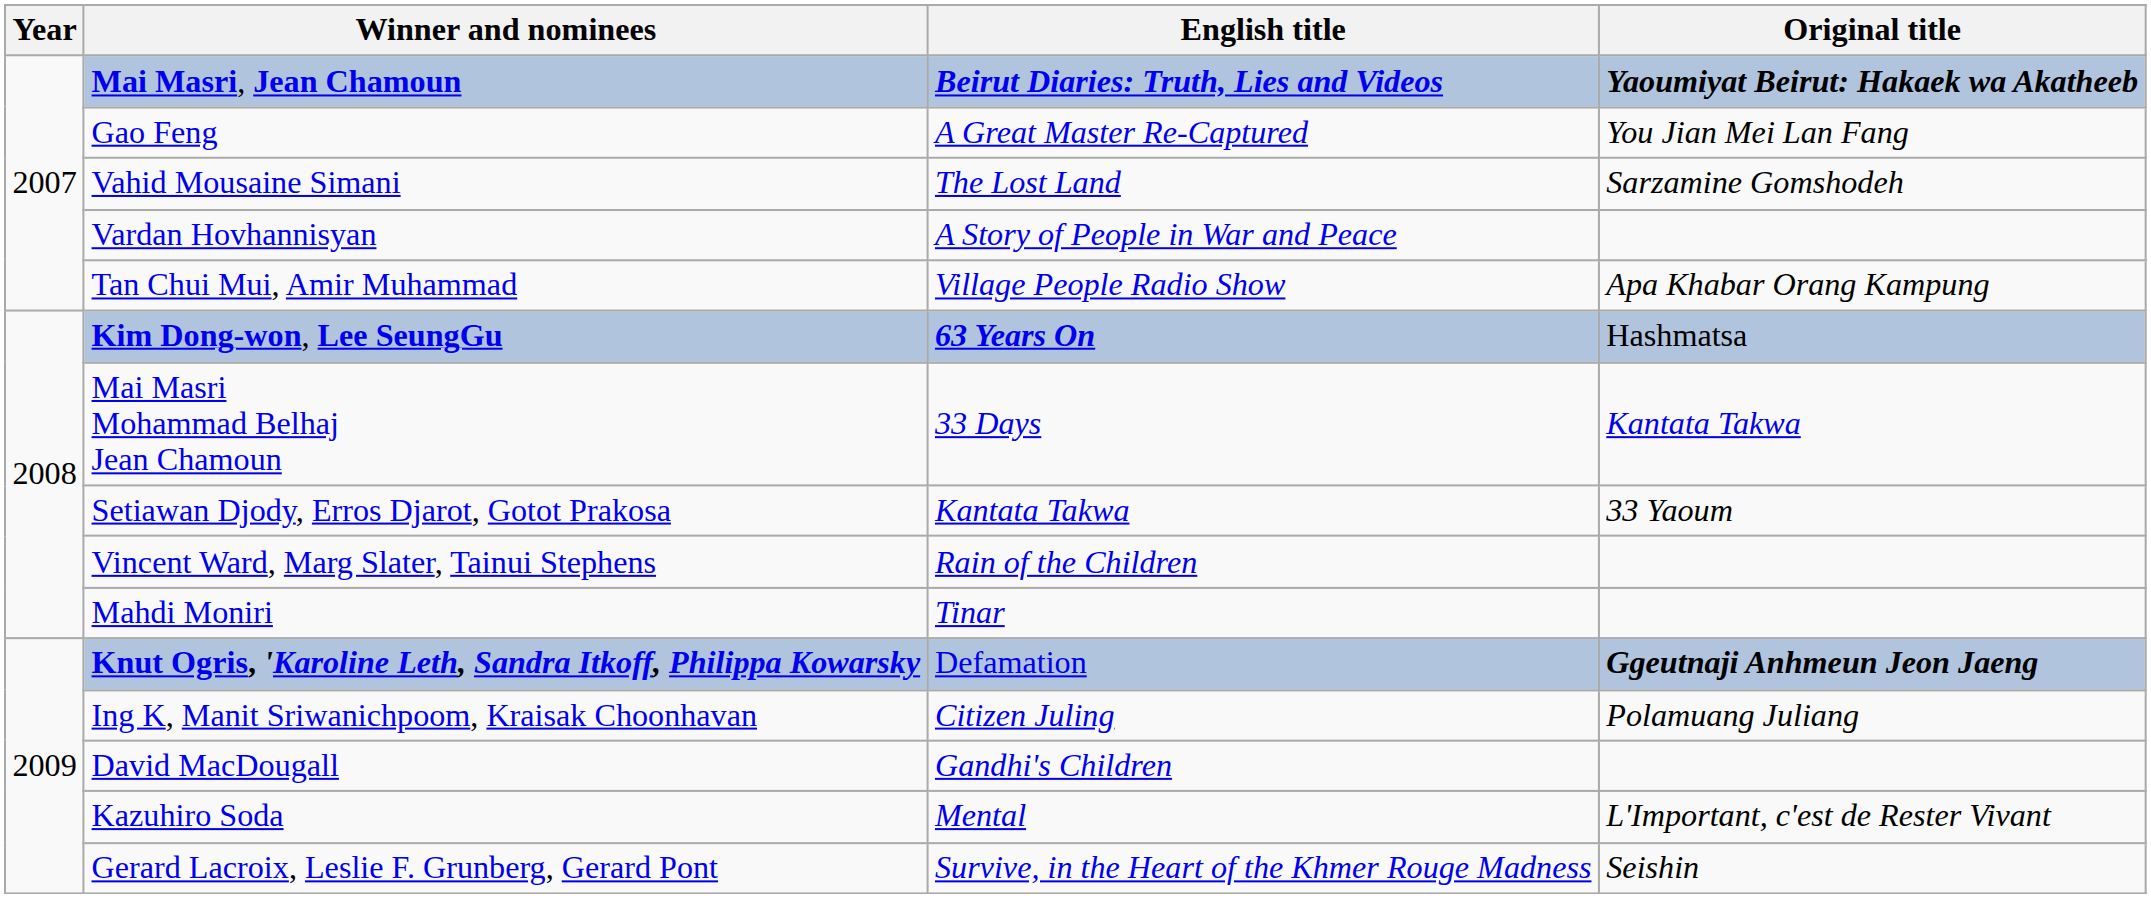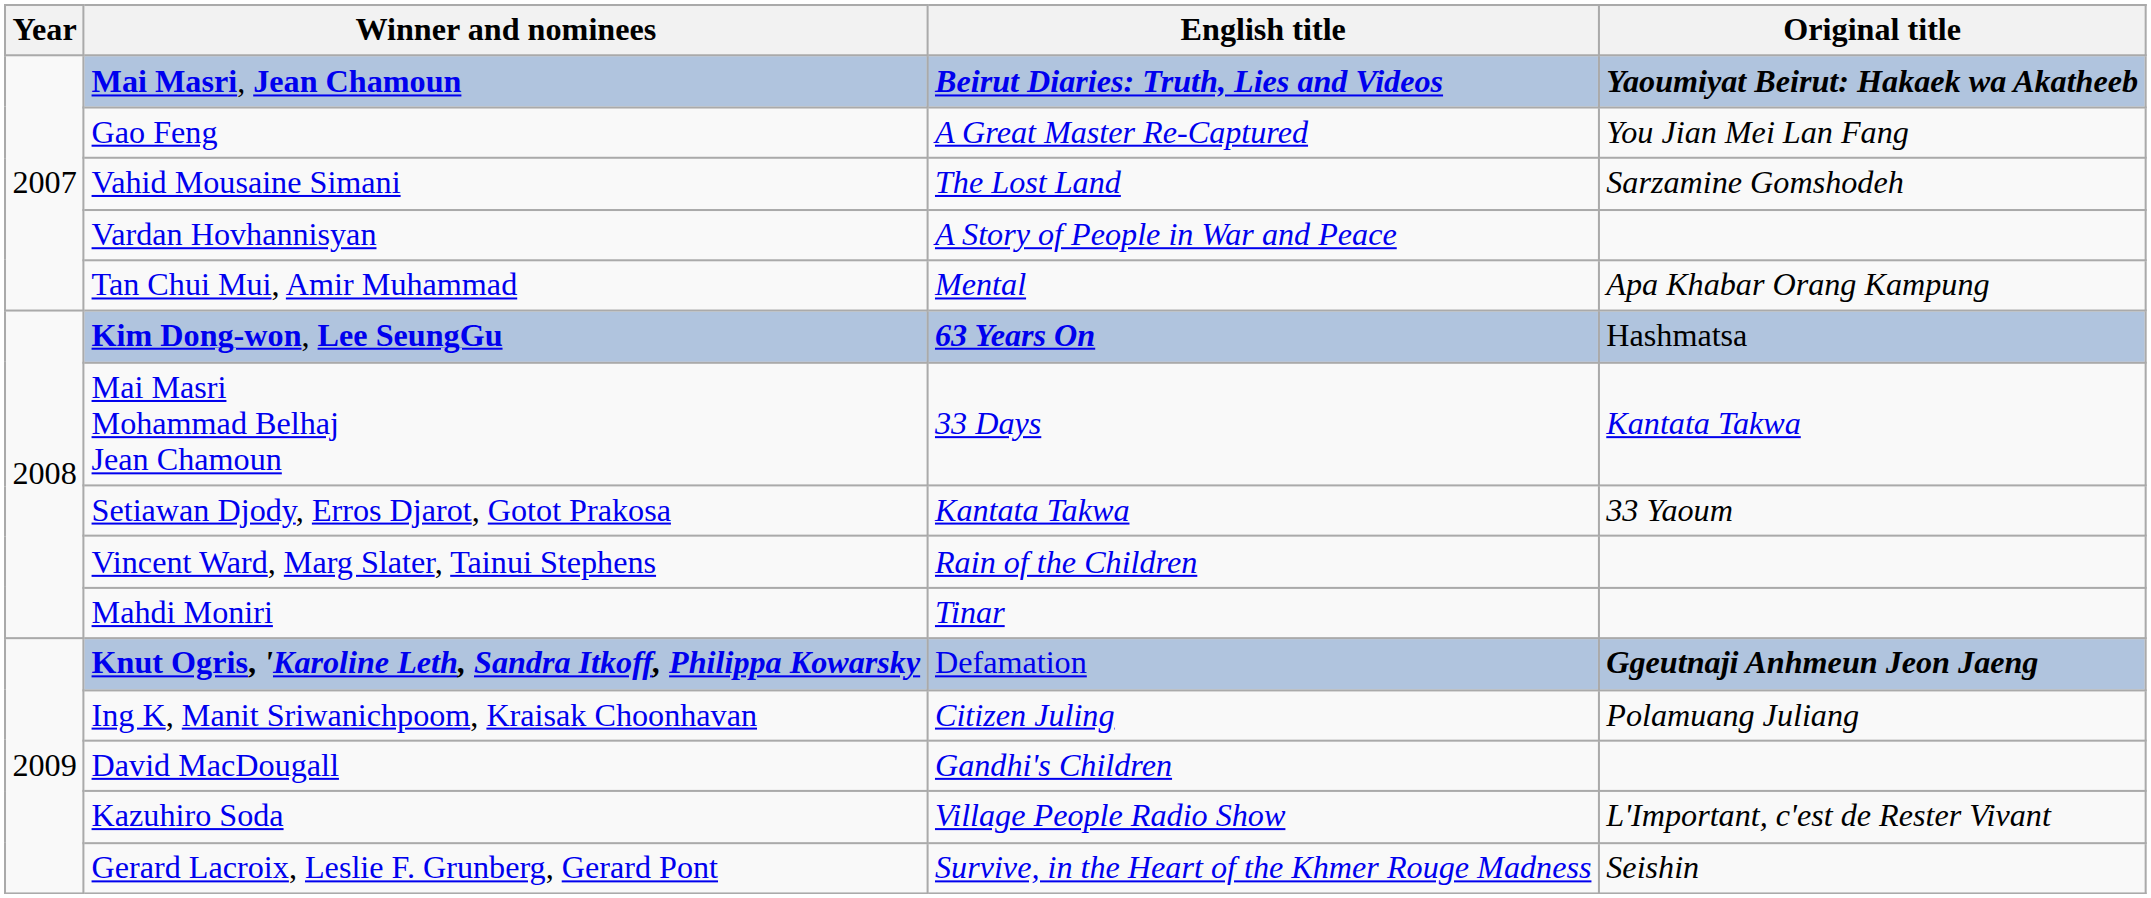(1110, 285) Village People Radio Show -> (981, 285) Mental
(981, 816) Mental -> (1110, 816) Village People Radio Show
